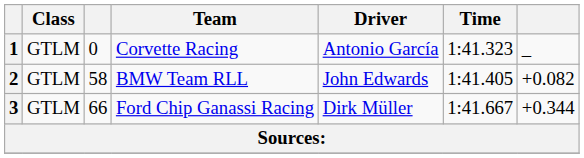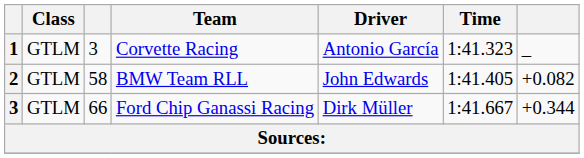(93, 49) 0 -> (93, 49) 3
